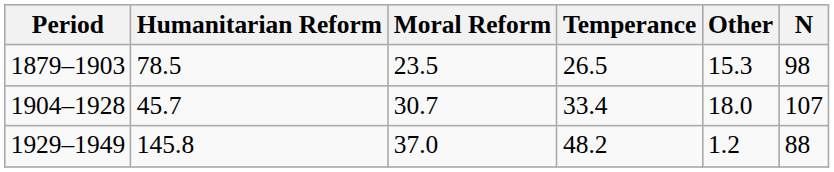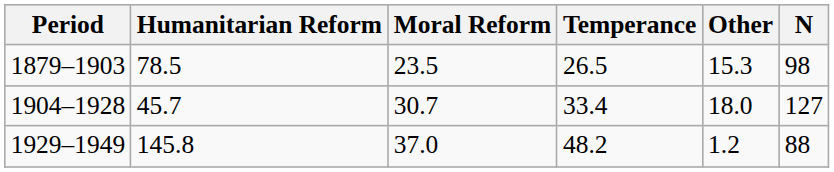(804, 105) 107 -> (804, 105) 127
